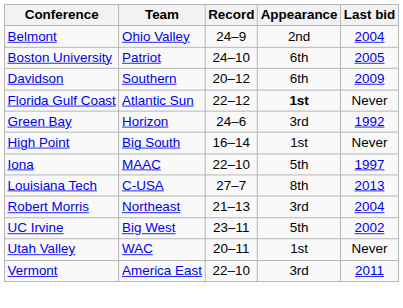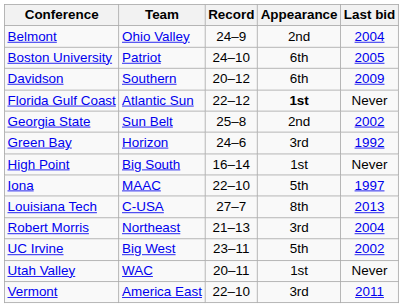+ row: (49, 121)
